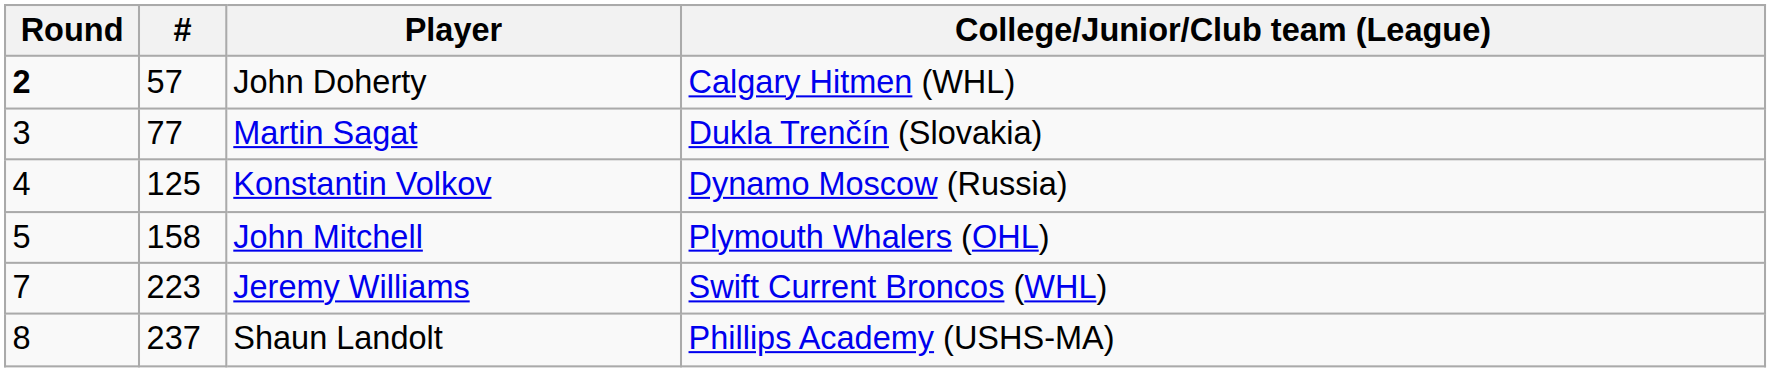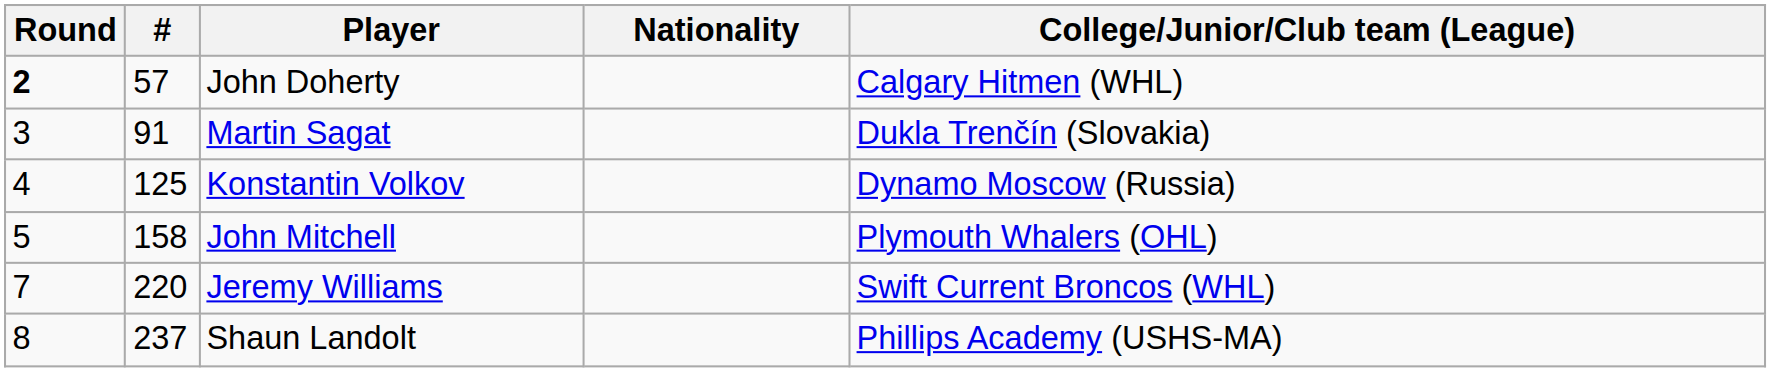+ column: (716, 30)
(165, 133) 77 -> (151, 133) 91
(174, 287) 223 -> (160, 287) 220
